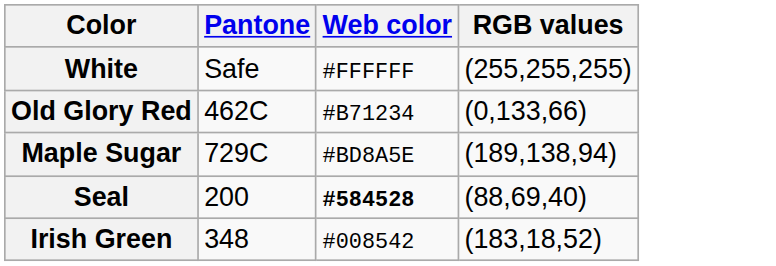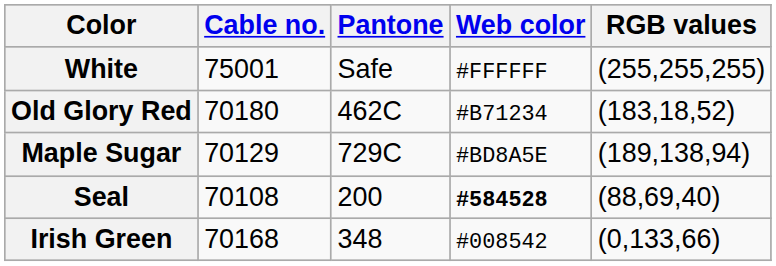+ column: (265, 25)
(526, 111) (0,133,66) -> (667, 111) (183,18,52)
(533, 238) (183,18,52) -> (659, 238) (0,133,66)
